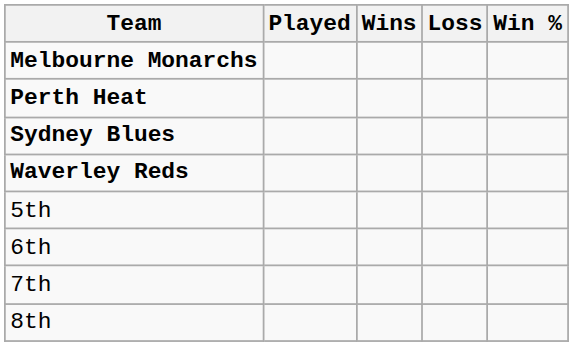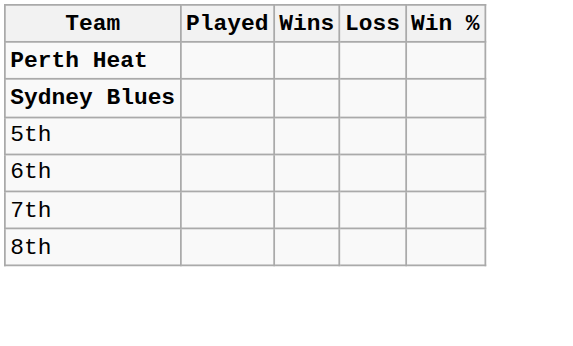- row: (134, 61)
- row: (100, 173)
